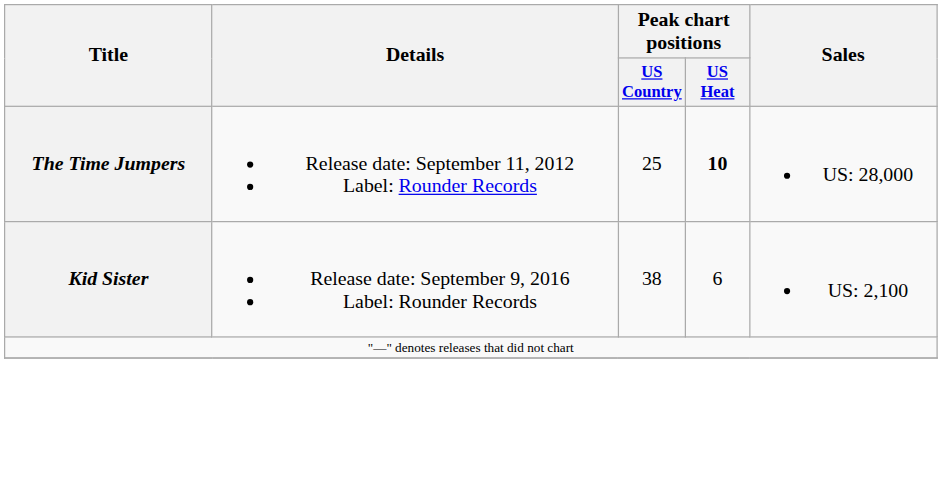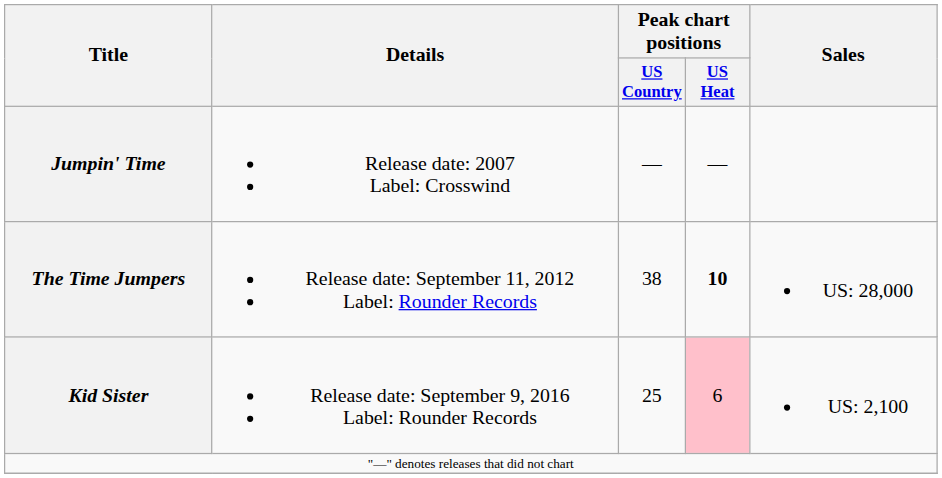+ row: (108, 163)
(652, 163) 25 -> (652, 279) 38
(652, 279) 38 -> (652, 395) 25
(717, 279) no background -> (717, 395) pink background
